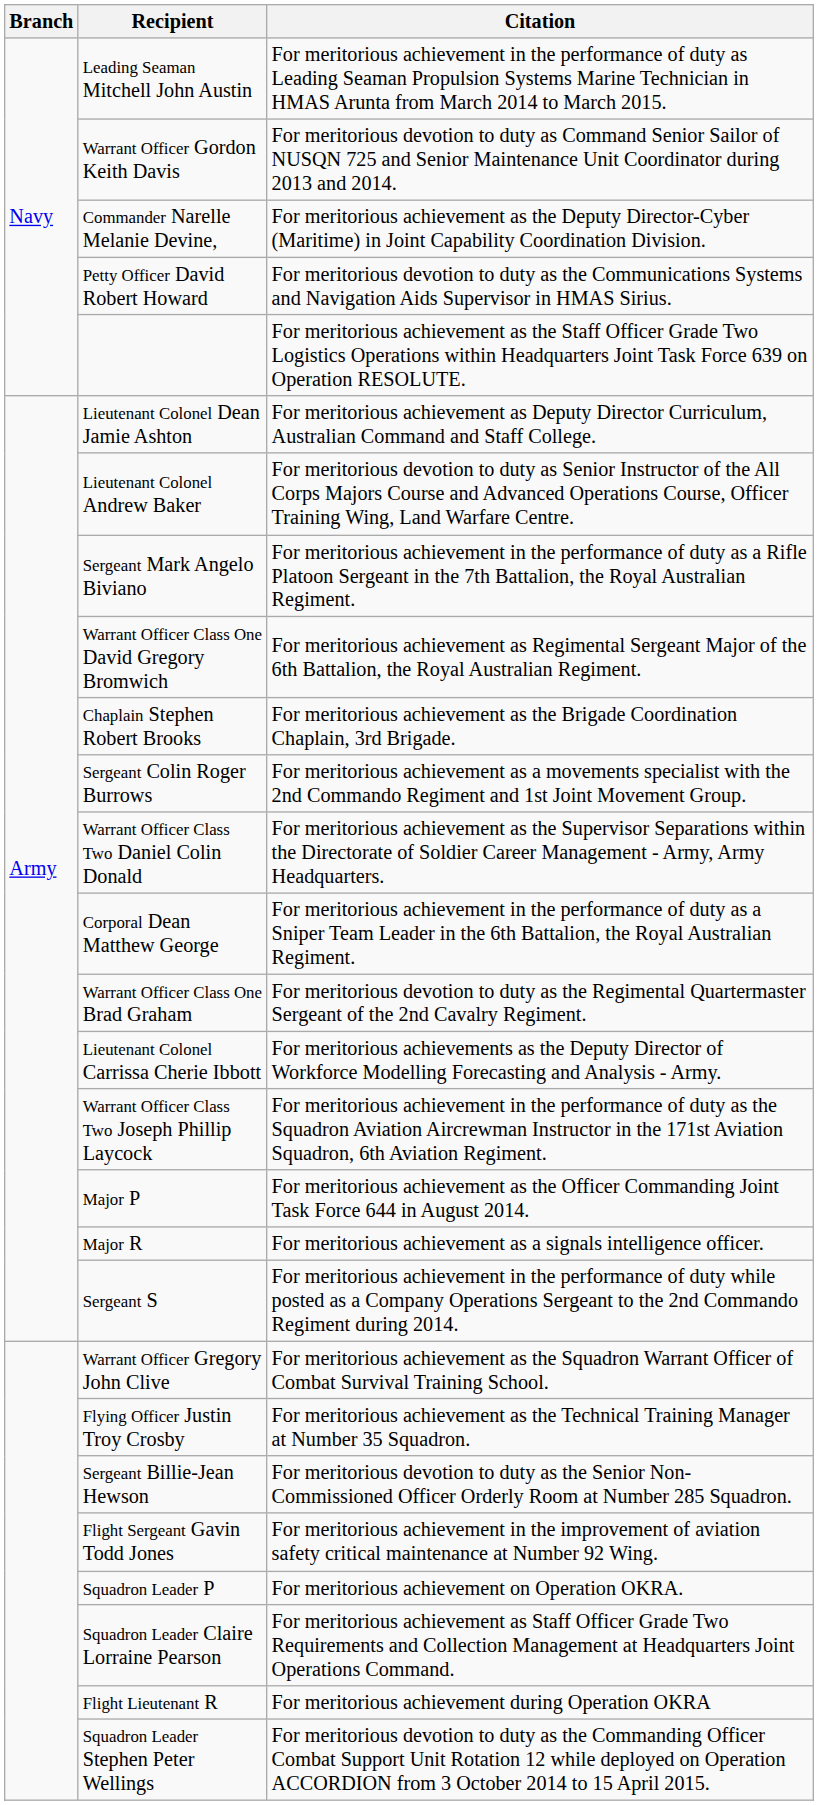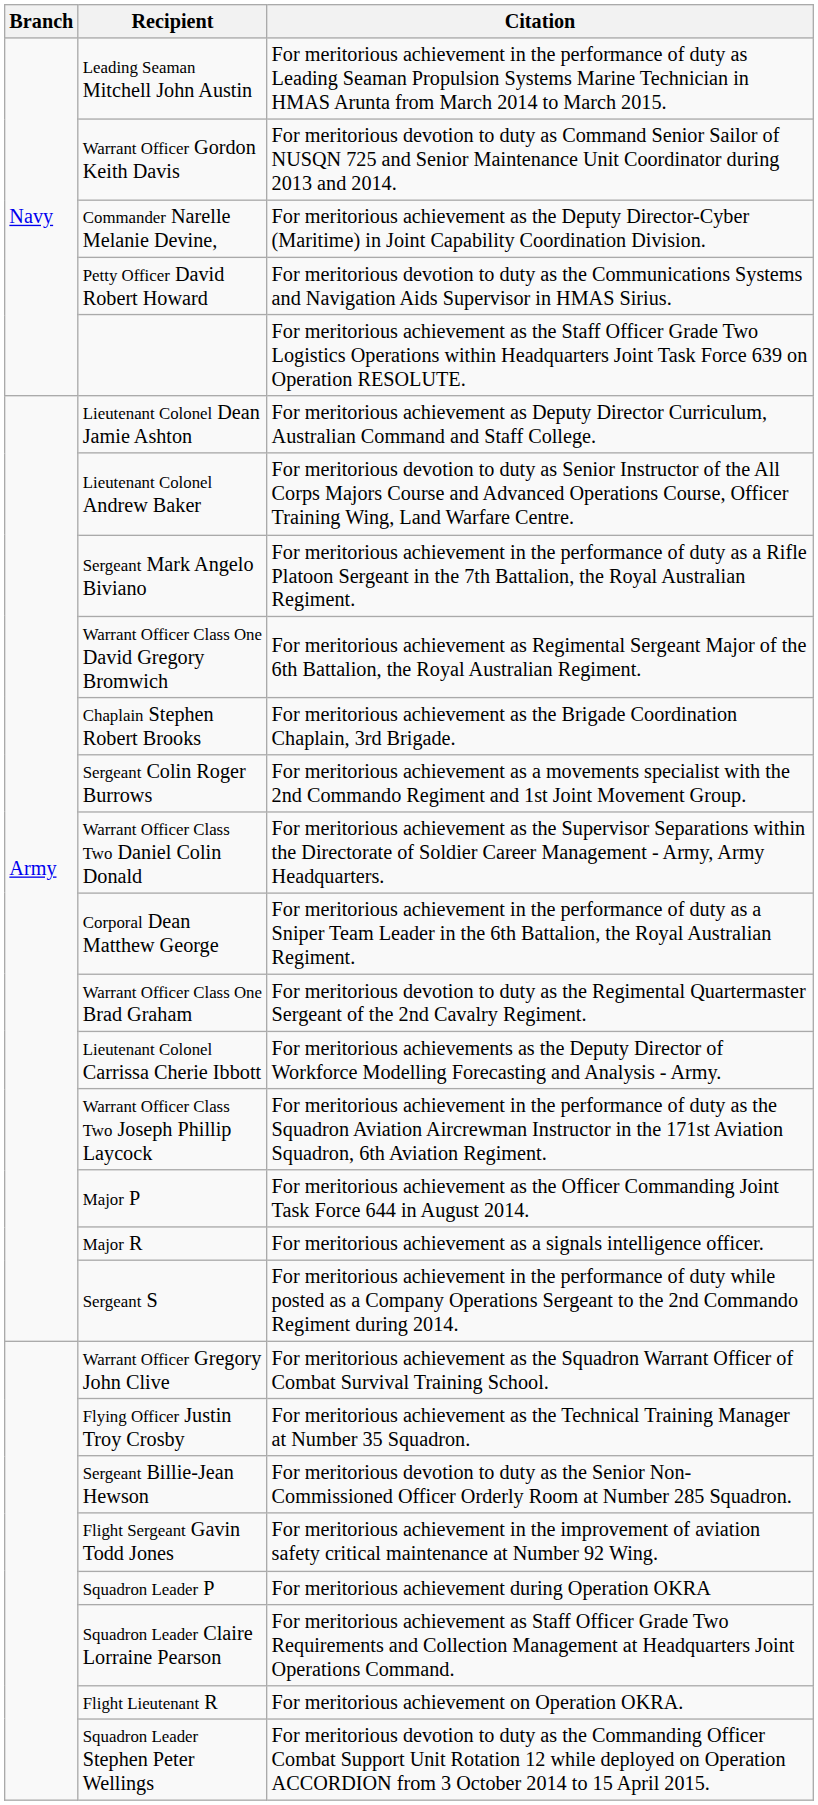(478, 1587) For meritorious achievement on Operation OKRA. -> (491, 1587) For meritorious achievement during Operation OKRA
(491, 1701) For meritorious achievement during Operation OKRA -> (478, 1701) For meritorious achievement on Operation OKRA.
